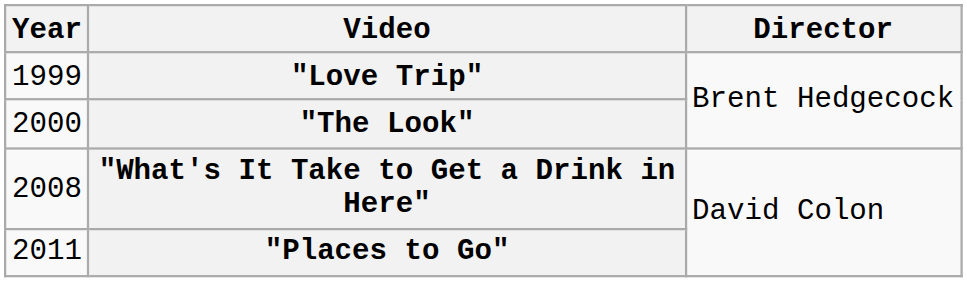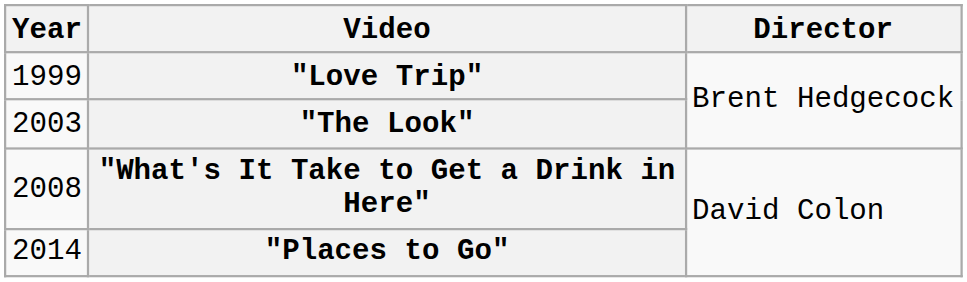(47, 124) 2000 -> (47, 124) 2003
(47, 252) 2011 -> (47, 252) 2014
